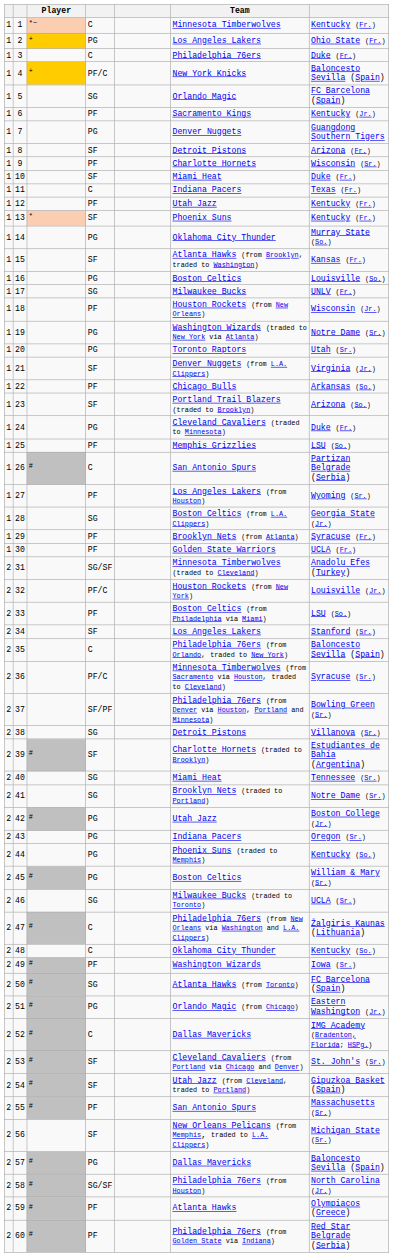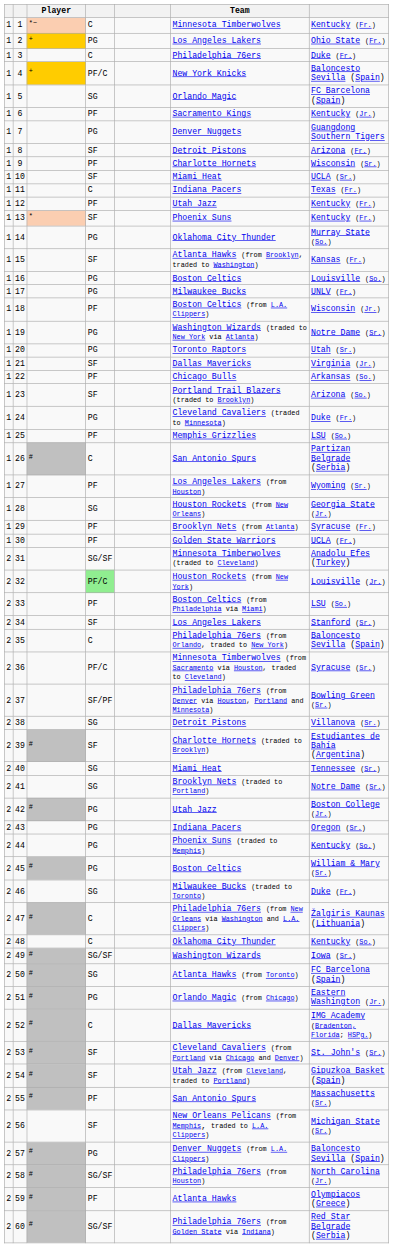(334, 177) Duke (Fr.) -> (334, 177) UCLA (Sr.)
(93, 291) SG -> (93, 291) PG
(230, 309) Houston Rockets (from New Orleans) -> (230, 309) Boston Celtics (from L.A. Clippers)
(230, 368) Denver Nuggets (from L.A. Clippers) -> (212, 364) Dallas Mavericks
(230, 518) Boston Celtics (from L.A. Clippers) -> (230, 509) Houston Rockets (from New Orleans)
(98, 591) no background -> (98, 581) lightgreen background
(334, 901) UCLA (Sr.) -> (334, 891) Duke (Fr.)
(93, 965) PF -> (100, 956) SG/SF
(212, 1163) Dallas Mavericks -> (230, 1153) Denver Nuggets (from L.A. Clippers)
(93, 1236) PF -> (100, 1227) SG/SF
